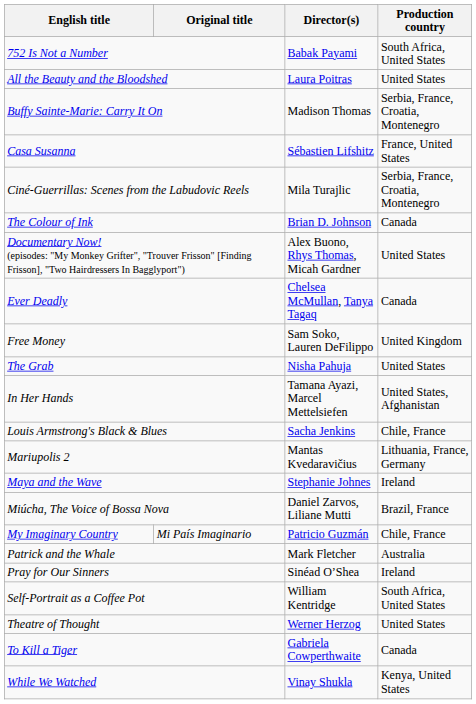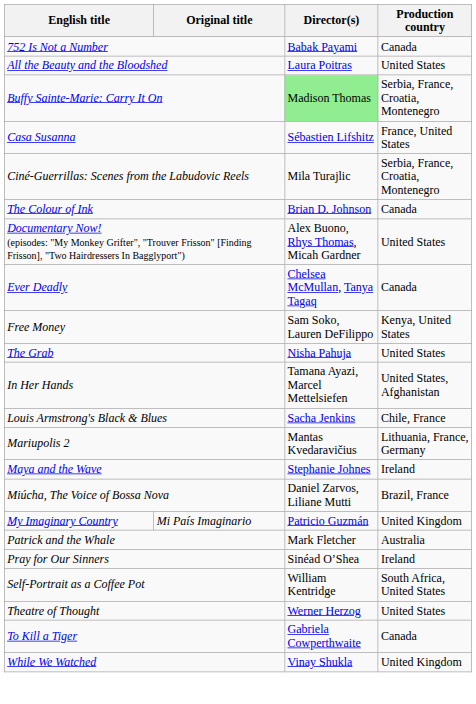(413, 53) South Africa, United States -> (399, 46) Canada
(329, 111) no background -> (329, 98) lightgreen background
(421, 340) United Kingdom -> (416, 327) Kenya, United States
(413, 534) Chile, France -> (421, 521) United Kingdom
(416, 682) Kenya, United States -> (421, 662) United Kingdom
